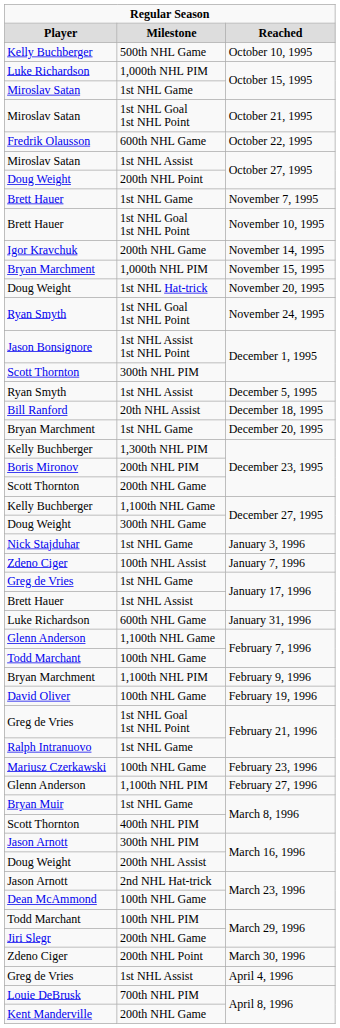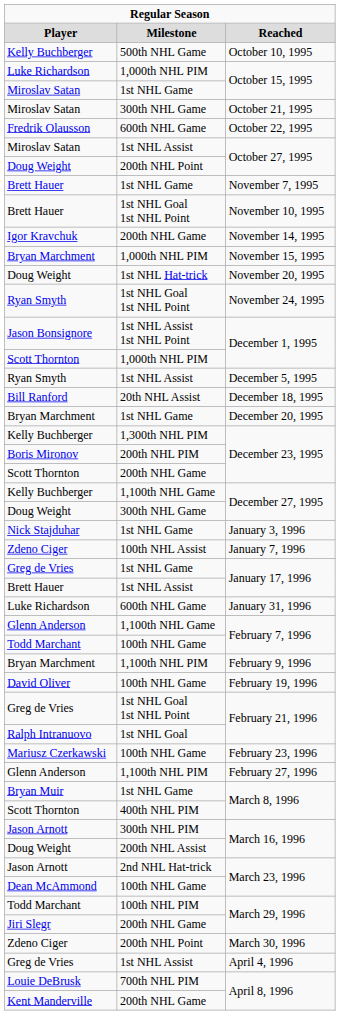(155, 115) 1st NHL Goal 1st NHL Point -> (163, 109) 300th NHL Game
(159, 372) 300th NHL PIM -> (164, 359) 1,000th NHL PIM
(156, 747) 1st NHL Game -> (154, 734) 1st NHL Goal
